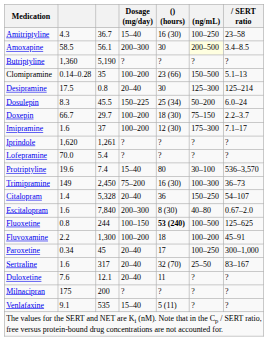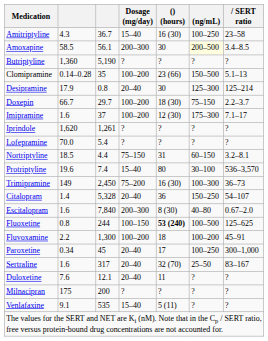(67, 88) 17.5 -> (67, 88) 17.9
- row: (22, 102)
+ row: (27, 156)
